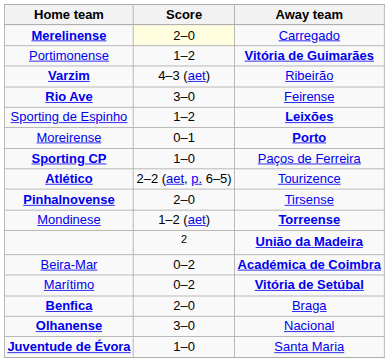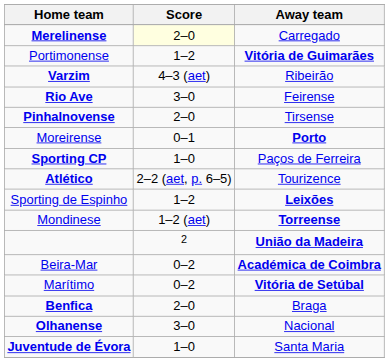rows swapped: (69, 117) <-> (69, 199)
